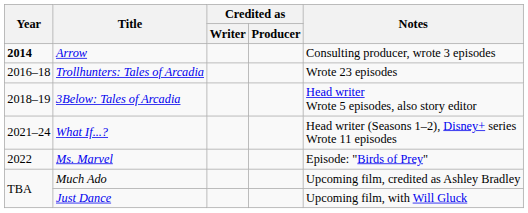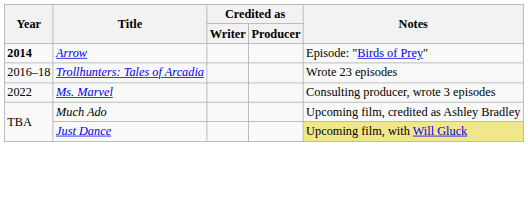(401, 53) Consulting producer, wrote 3 episodes -> (367, 53) Episode: "Birds of Prey"
- row: (118, 99)
- row: (82, 132)
(367, 159) Episode: "Birds of Prey" -> (401, 92) Consulting producer, wrote 3 episodes
(387, 198) no background -> (387, 131) khaki background
